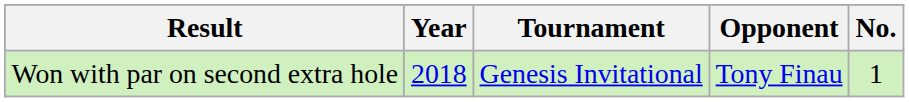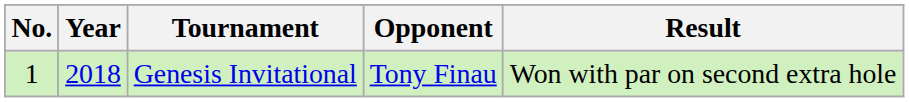columns swapped: (876, 27) <-> (205, 27)
